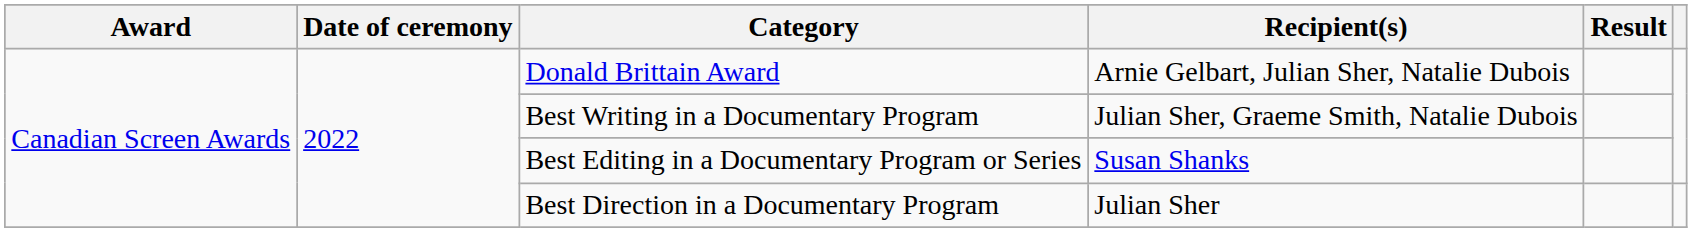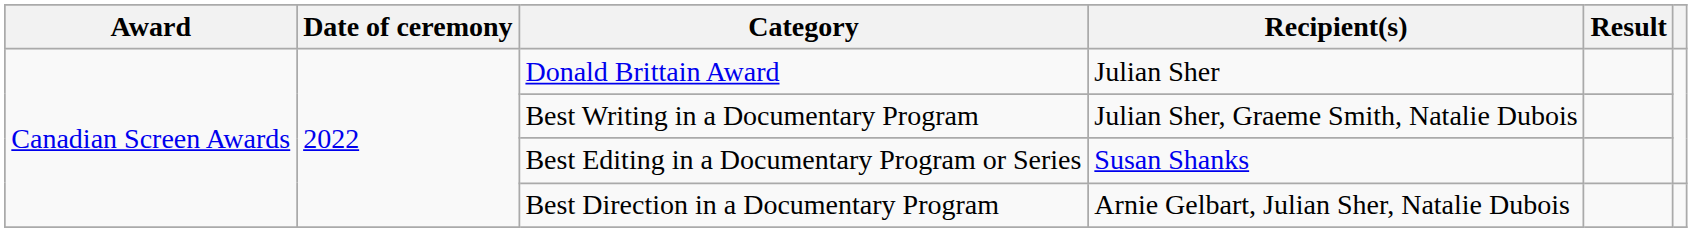(1332, 71) Arnie Gelbart, Julian Sher, Natalie Dubois -> (1157, 71) Julian Sher
(1157, 204) Julian Sher -> (1332, 204) Arnie Gelbart, Julian Sher, Natalie Dubois
